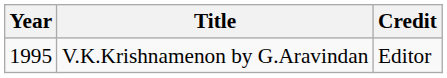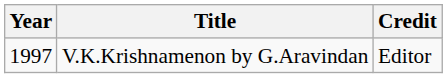(31, 55) 1995 -> (31, 55) 1997
